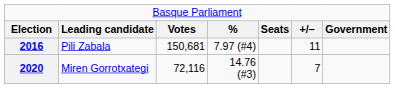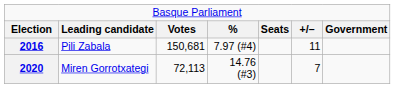(189, 69) 72,116 -> (189, 69) 72,113
